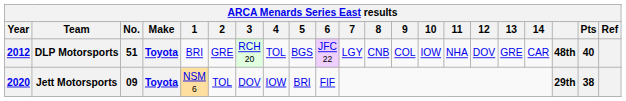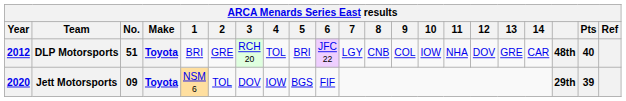(302, 53) BGS -> (302, 53) BRI
(302, 82) BRI -> (302, 82) BGS
(589, 82) 38 -> (589, 82) 39
